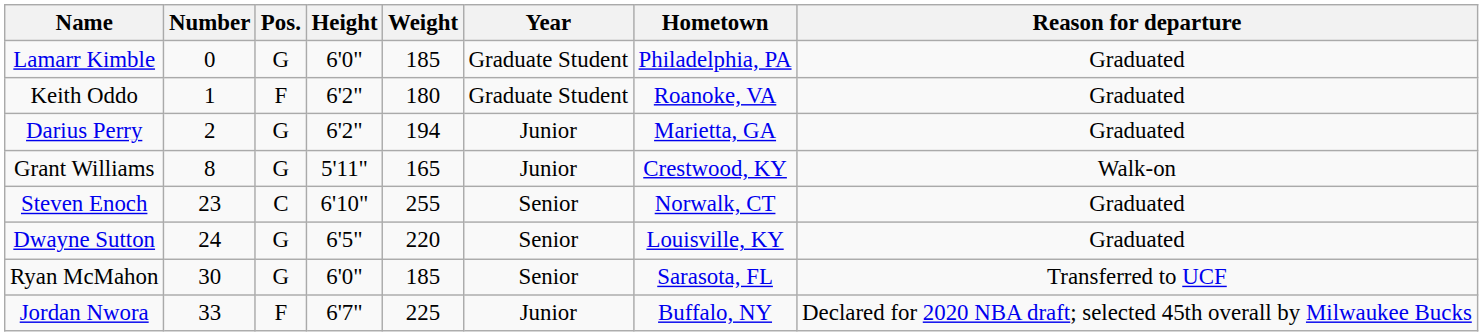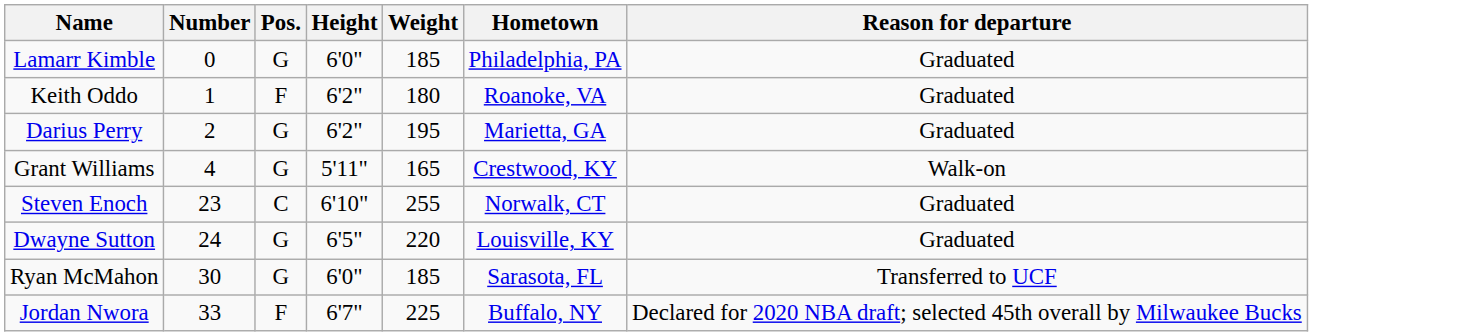- column: (548, 22)
(423, 131) 194 -> (423, 131) 195
(210, 167) 8 -> (210, 167) 4
